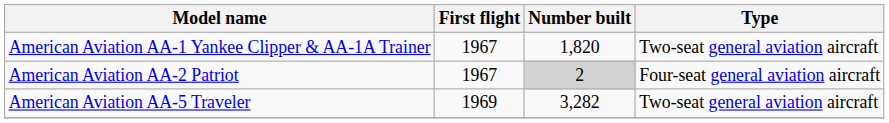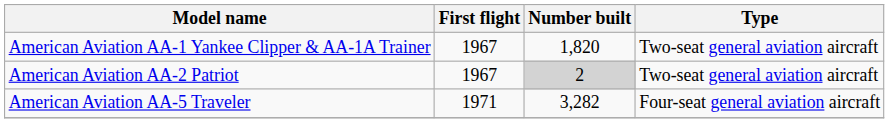(760, 74) Four-seat general aviation aircraft -> (759, 74) Two-seat general aviation aircraft
(479, 103) 1969 -> (479, 103) 1971
(759, 103) Two-seat general aviation aircraft -> (760, 103) Four-seat general aviation aircraft
